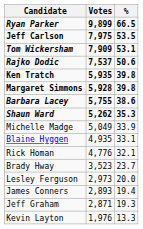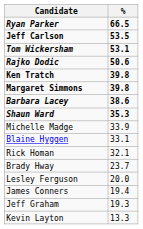- column: (100, 11)
